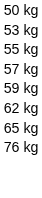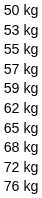+ row: (21, 147)
+ row: (21, 167)
